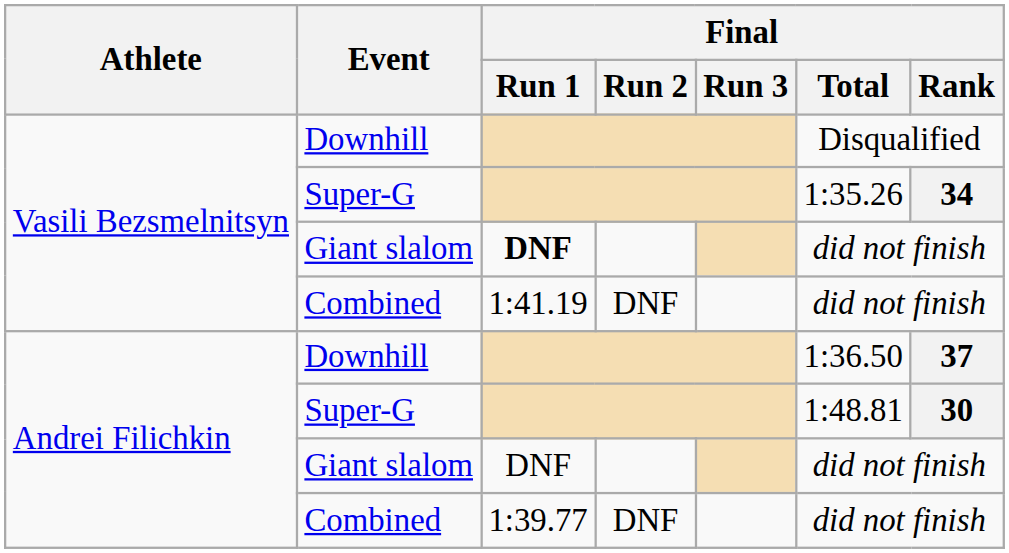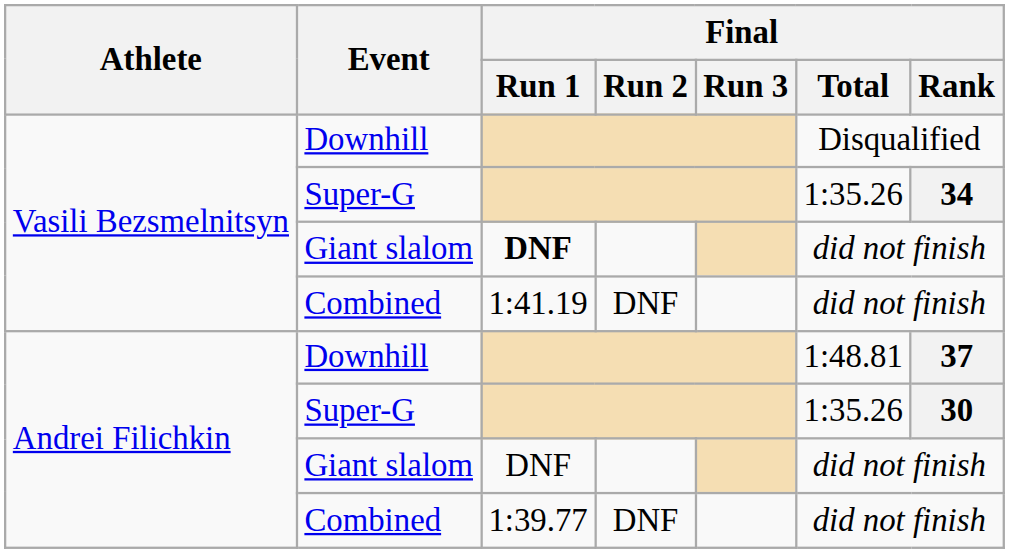(853, 356) 1:36.50 -> (853, 356) 1:48.81
(853, 411) 1:48.81 -> (853, 411) 1:35.26
